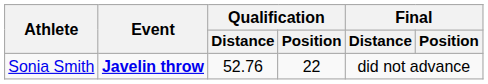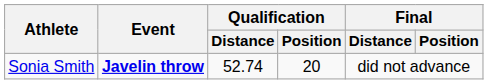(243, 67) 52.76 -> (243, 67) 52.74
(312, 67) 22 -> (312, 67) 20
